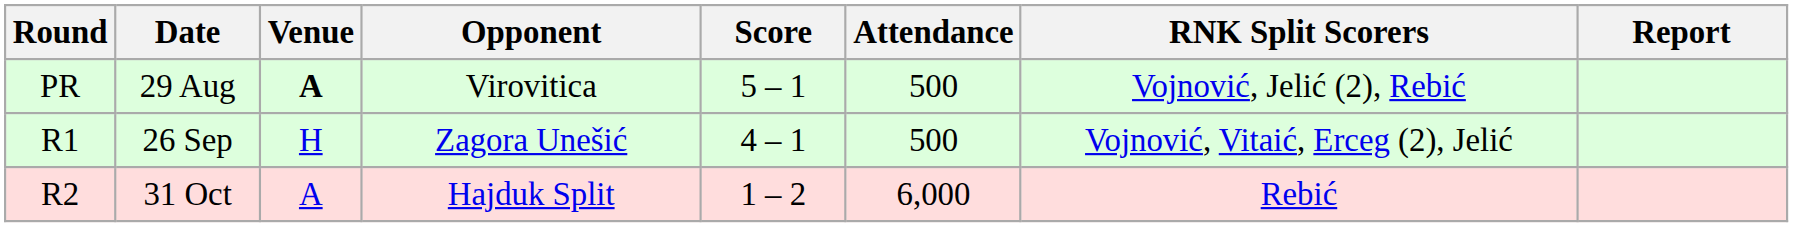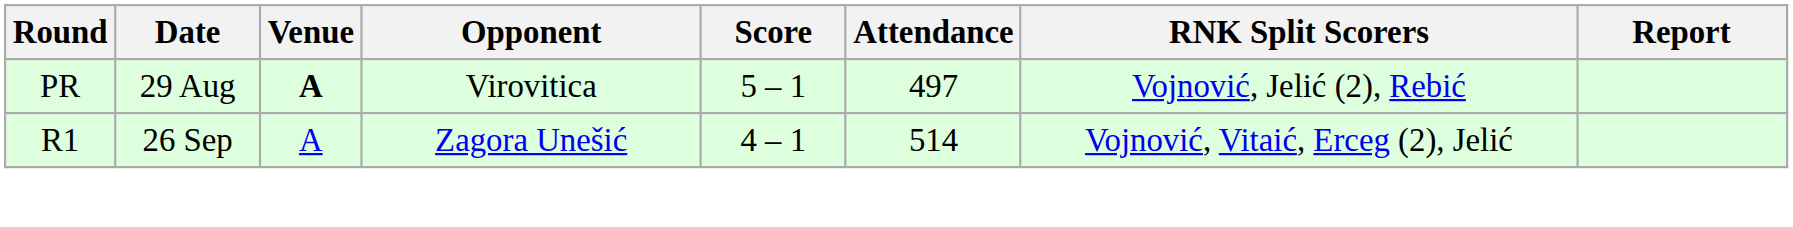(934, 85) 500 -> (934, 85) 497
(311, 140) H -> (311, 140) A
(934, 140) 500 -> (934, 140) 514
- row: (188, 194)
